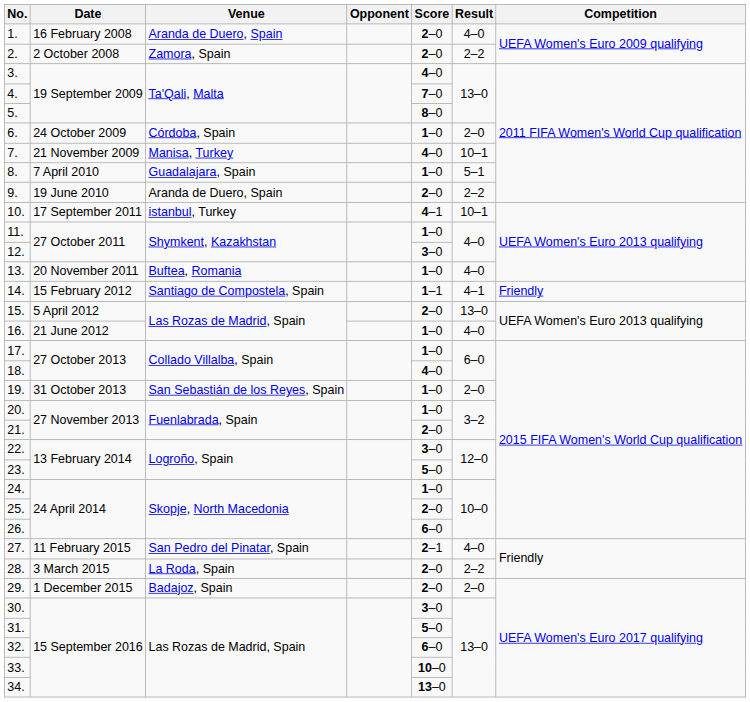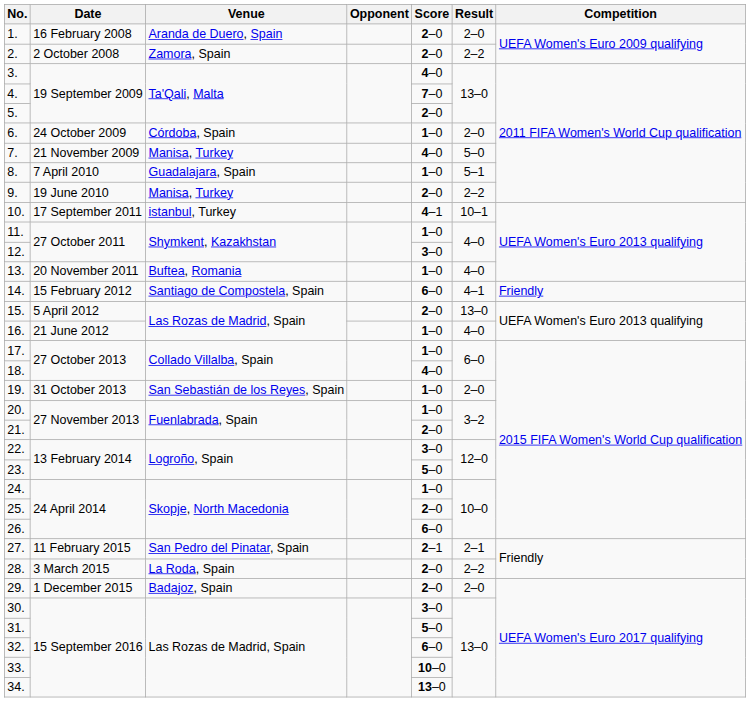(474, 34) 4–0 -> (474, 34) 2–0
(432, 113) 8–0 -> (432, 113) 2–0
(474, 152) 10–1 -> (474, 152) 5–0
(215, 192) Aranda de Duero, Spain -> (191, 192) Manisa, Turkey
(432, 291) 1–1 -> (432, 291) 6–0
(474, 548) 4–0 -> (474, 548) 2–1
